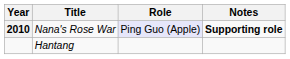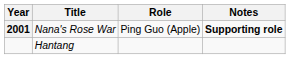(18, 29) 2010 -> (18, 29) 2001
(160, 29) lavender background -> (160, 29) no background
